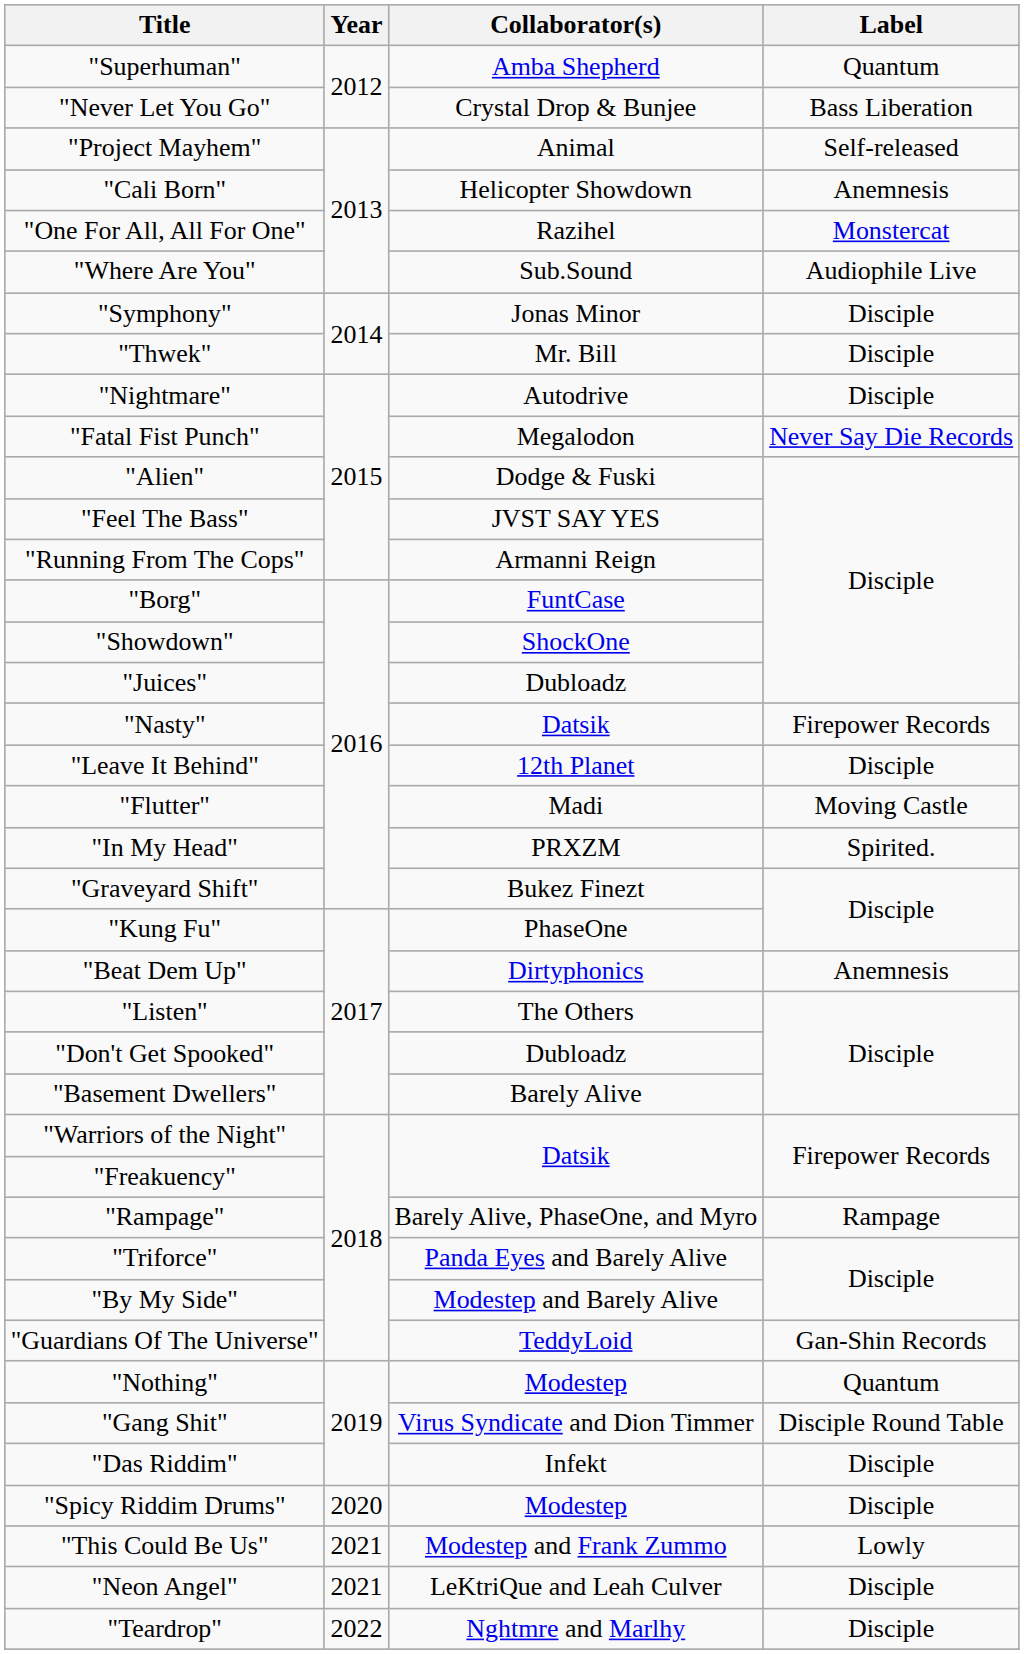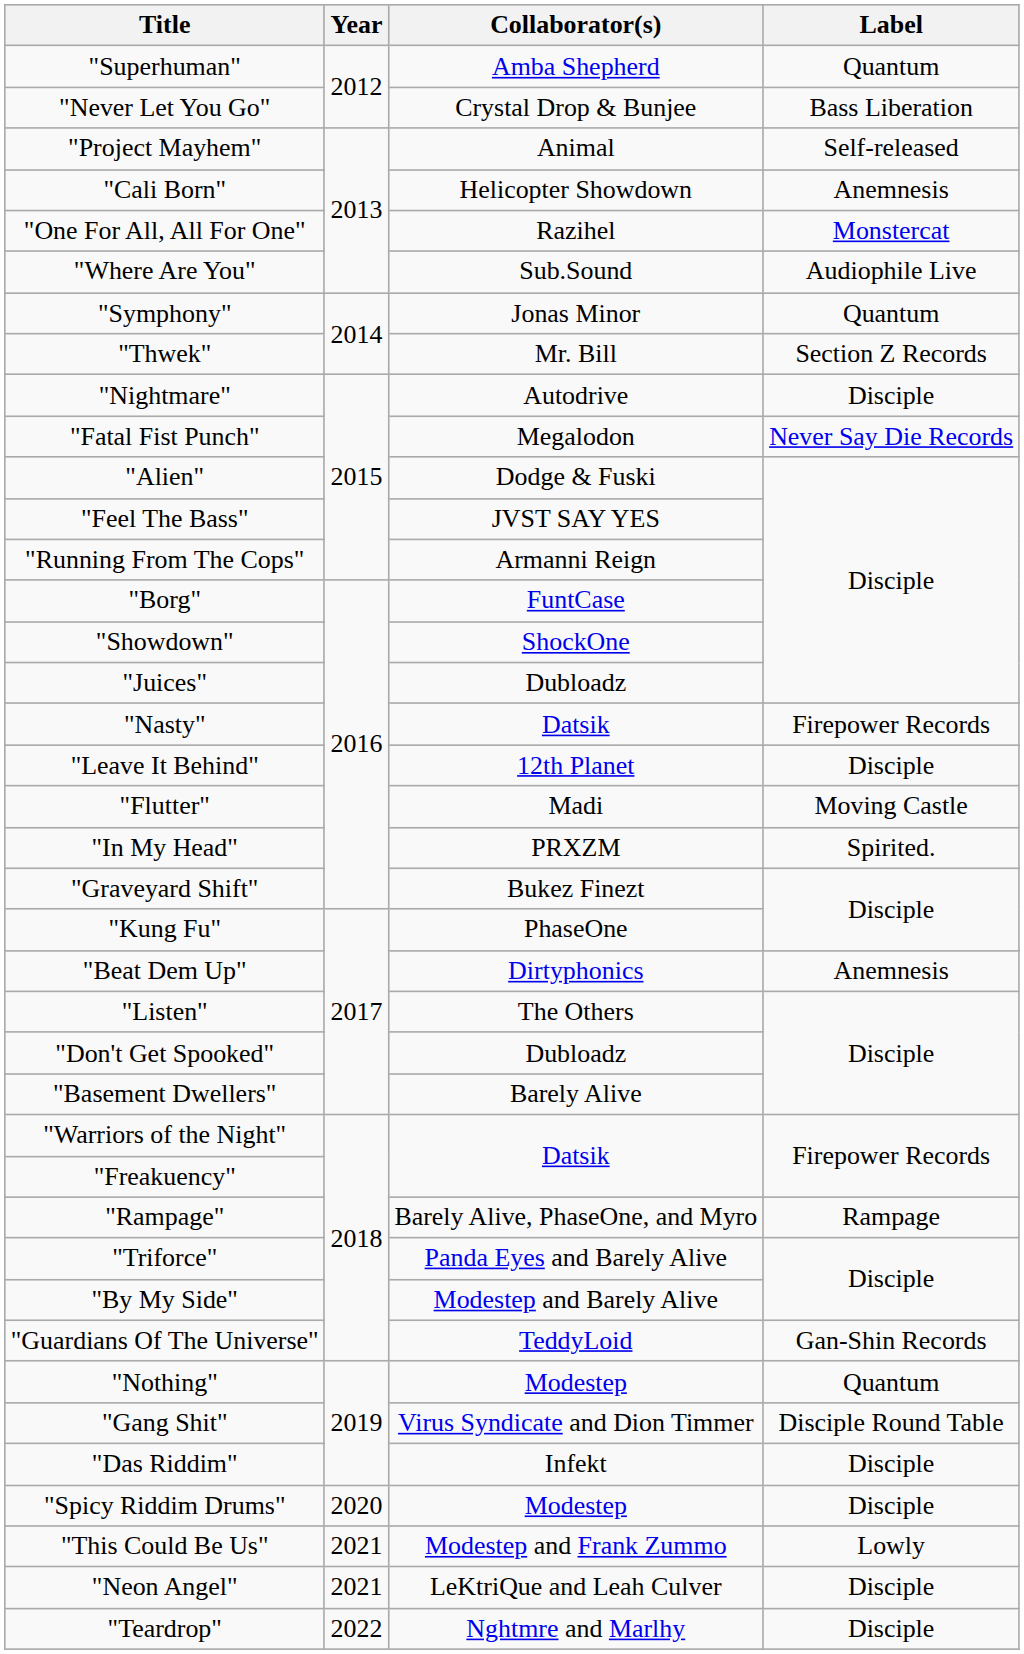(891, 312) Disciple -> (891, 312) Quantum
(891, 353) Disciple -> (891, 353) Section Z Records
